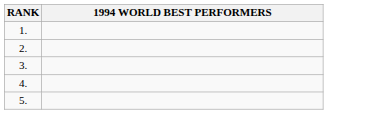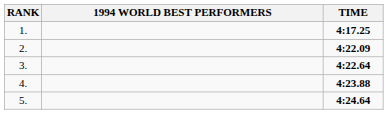+ column: (353, 13)
